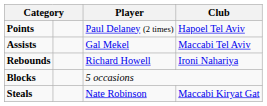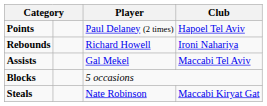rows swapped: (29, 61) <-> (21, 45)
